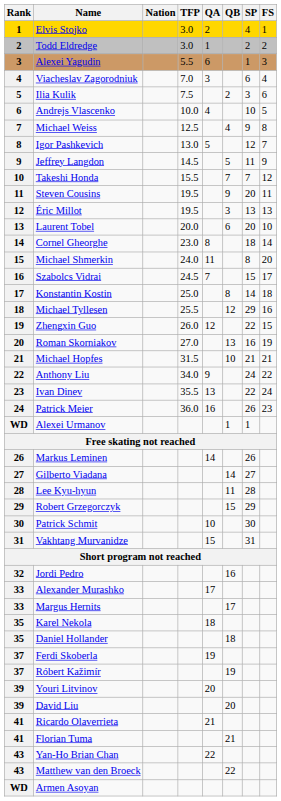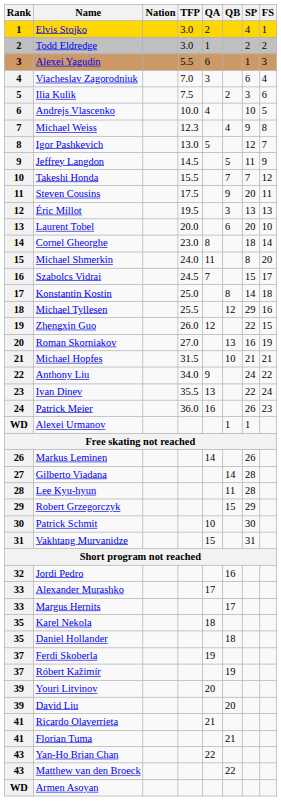(189, 128) 12.5 -> (189, 128) 12.3
(189, 194) 19.5 -> (189, 194) 17.5
(250, 474) 27 -> (250, 474) 28
